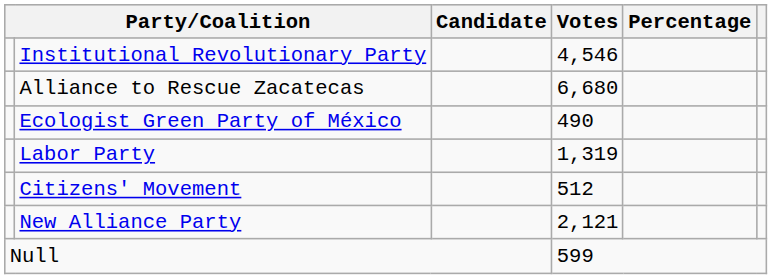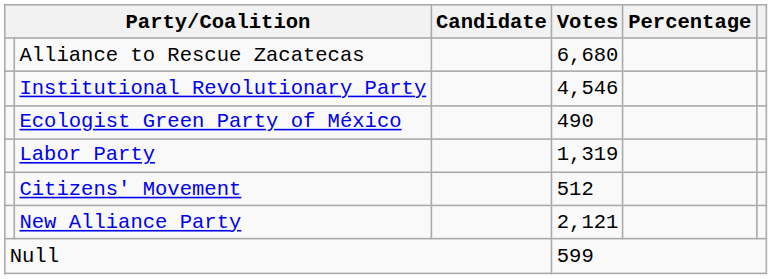rows swapped: (192, 88) <-> (223, 55)
